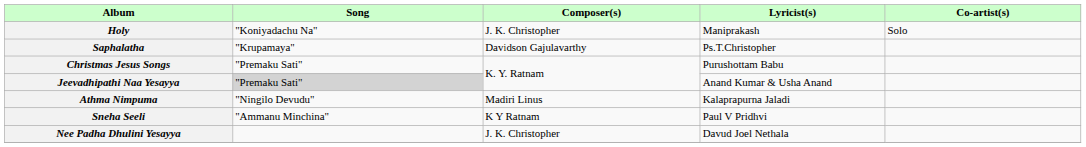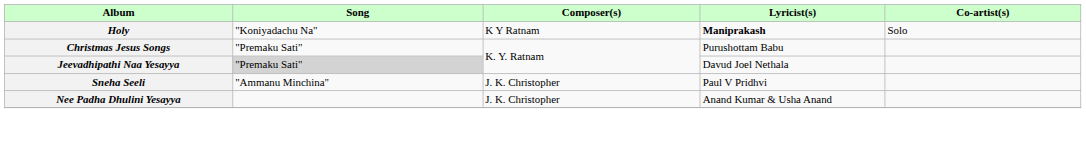(522, 30) J. K. Christopher -> (512, 30) K Y Ratnam
(731, 30) normal -> (734, 30) bold
- row: (119, 47)
(767, 82) Anand Kumar & Usha Anand -> (746, 64) Davud Joel Nethala
- row: (119, 99)
(512, 116) K Y Ratnam -> (522, 82) J. K. Christopher
(746, 133) Davud Joel Nethala -> (767, 99) Anand Kumar & Usha Anand
